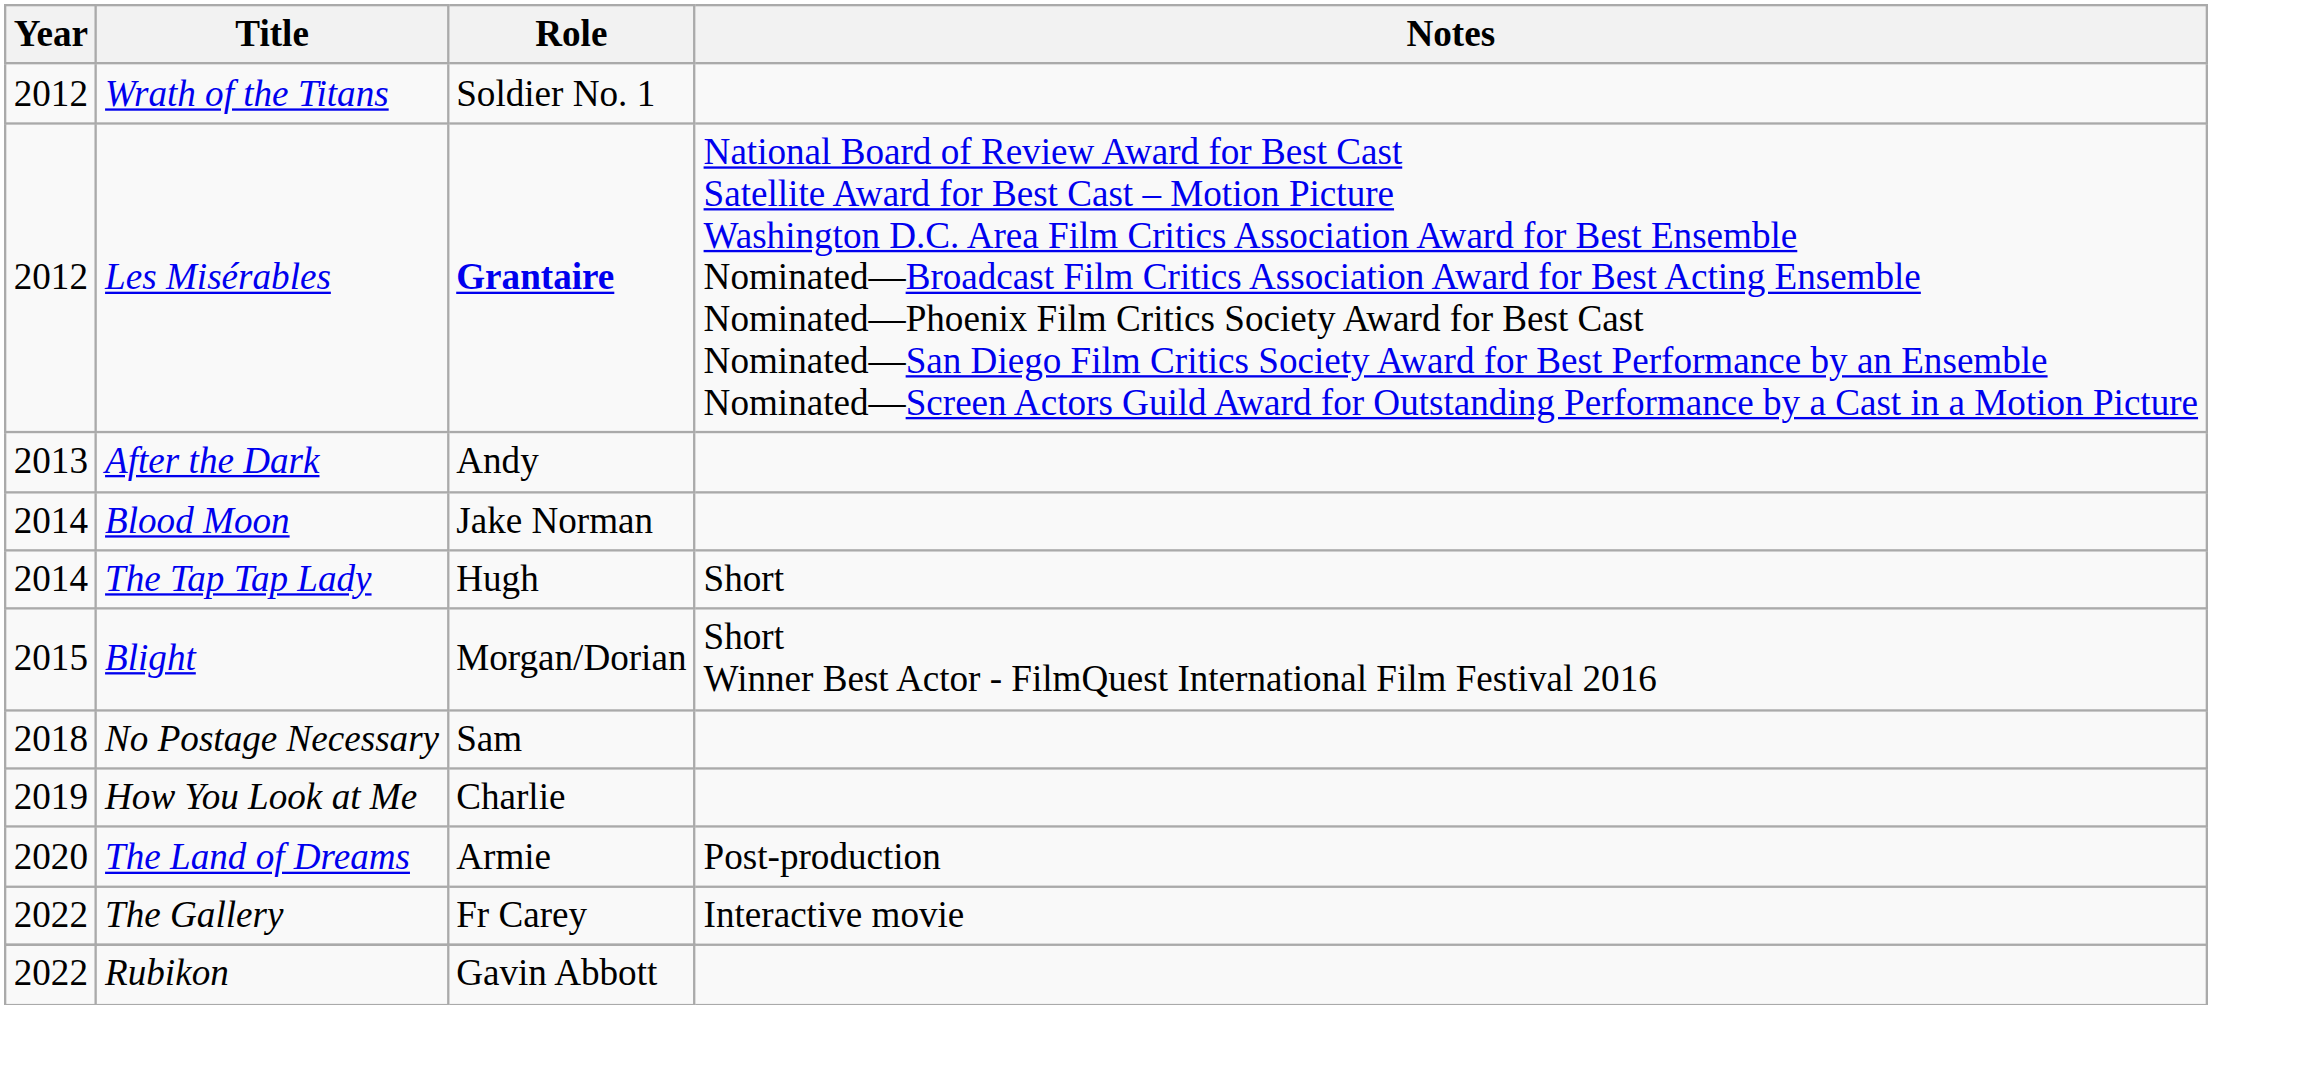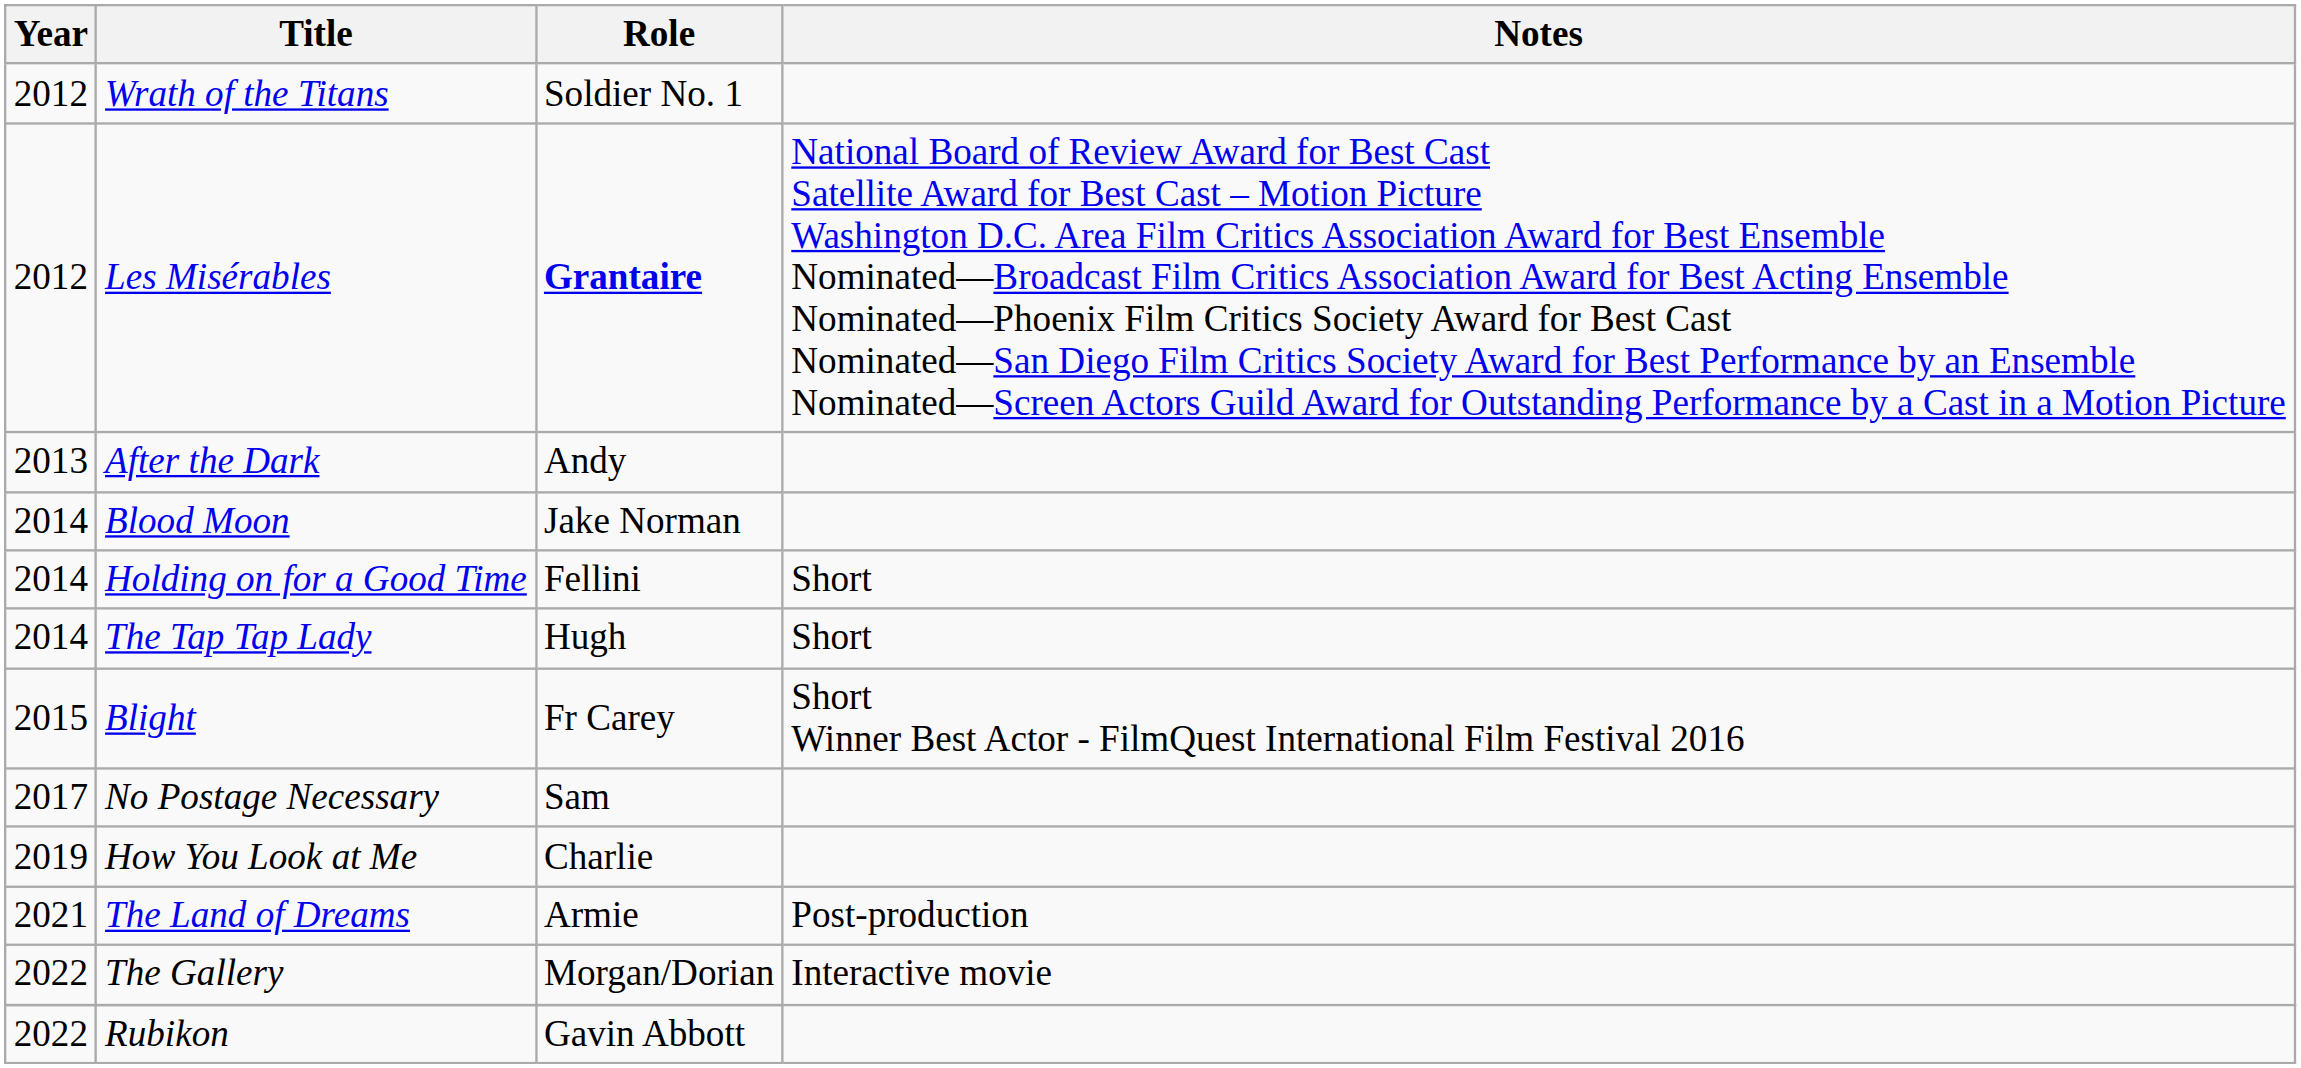+ row: (316, 578)
(571, 658) Morgan/Dorian -> (609, 717) Fr Carey
(51, 738) 2018 -> (51, 797) 2017
(51, 856) 2020 -> (51, 914) 2021
(522, 914) Fr Carey -> (659, 973) Morgan/Dorian
